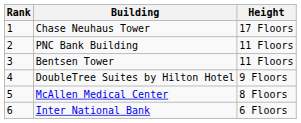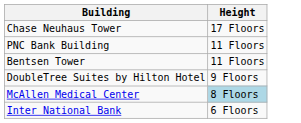- column: (19, 13)
(263, 94) no background -> (235, 94) lightblue background
